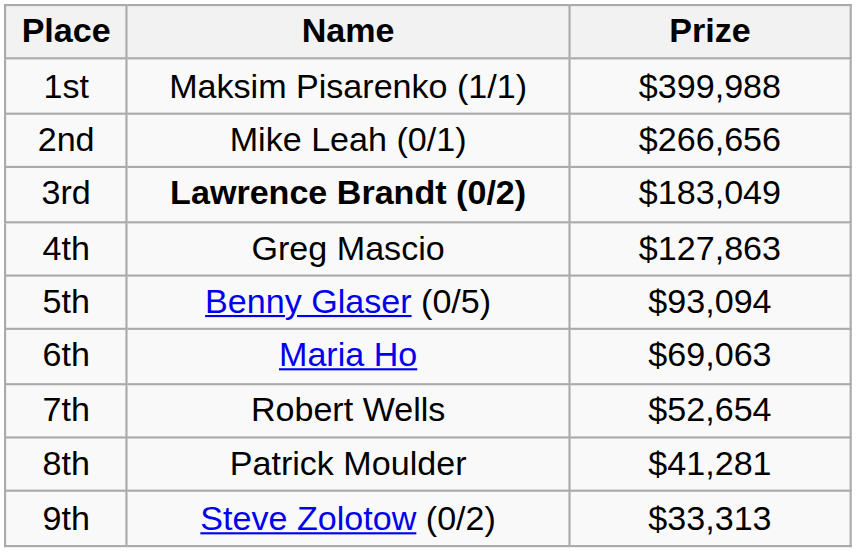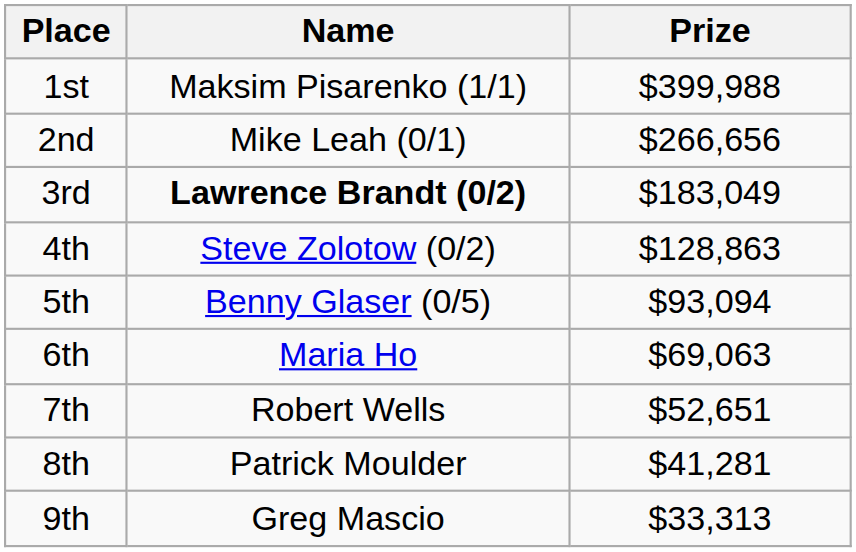(348, 247) Greg Mascio -> (348, 247) Steve Zolotow (0/2)
(710, 247) $127,863 -> (710, 247) $128,863
(710, 409) $52,654 -> (710, 409) $52,651
(348, 517) Steve Zolotow (0/2) -> (348, 517) Greg Mascio
